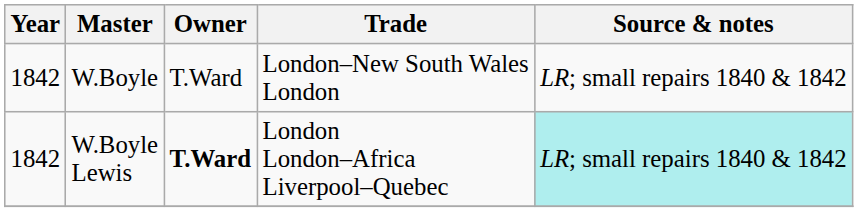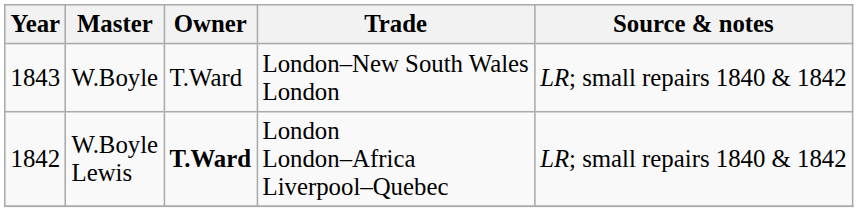(35, 77) 1842 -> (35, 77) 1843
(693, 158) paleturquoise background -> (693, 158) no background
